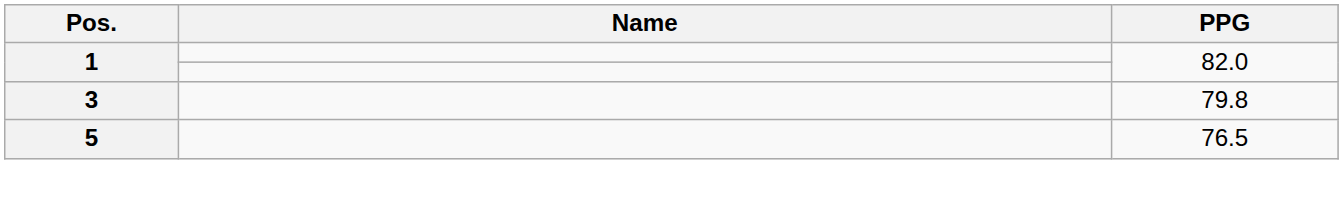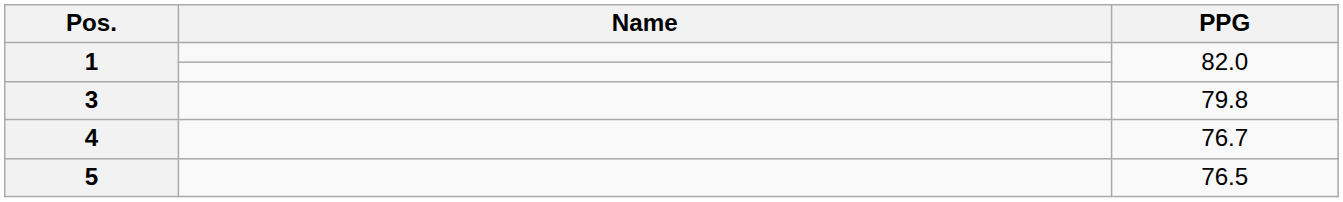+ row: (91, 138)
